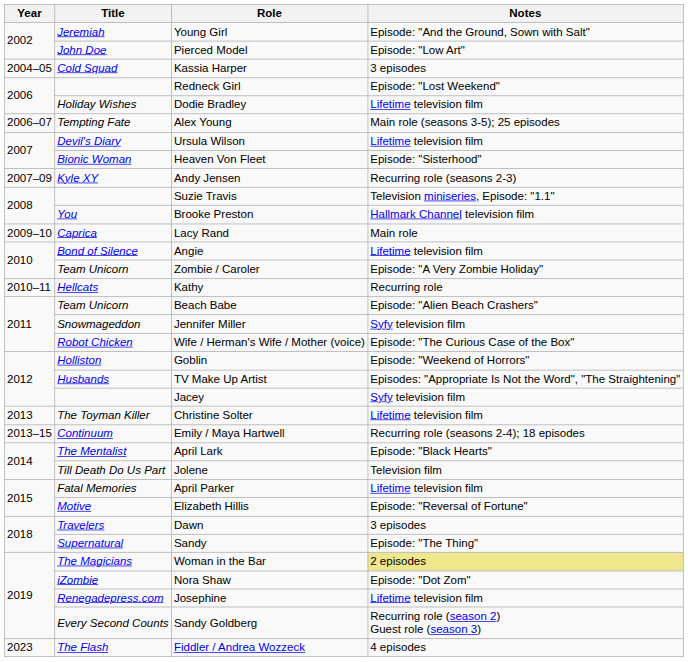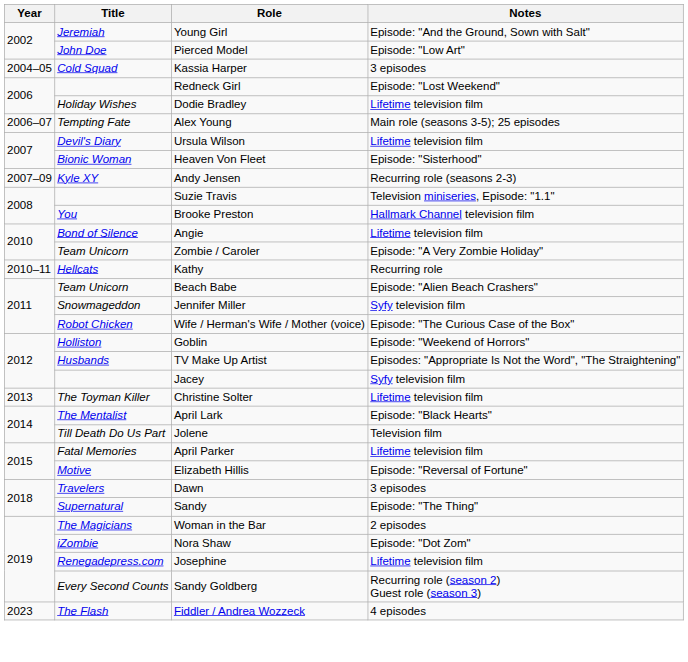- row: (201, 232)
- row: (229, 433)
(398, 561) khaki background -> (398, 525) no background
